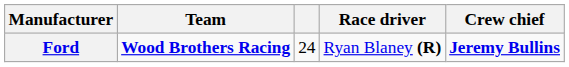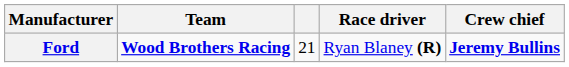(307, 47) 24 -> (307, 47) 21
